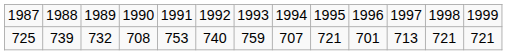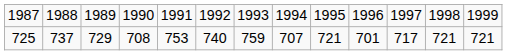(62, 38) 739 -> (62, 38) 737
(100, 38) 732 -> (100, 38) 729
(406, 38) 713 -> (406, 38) 717
